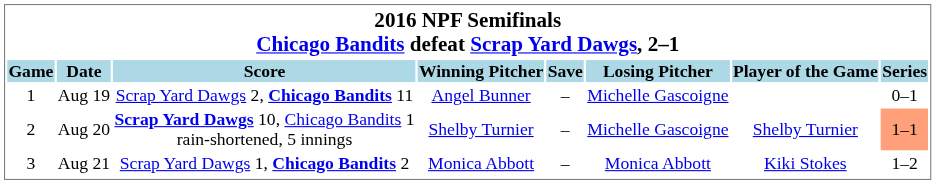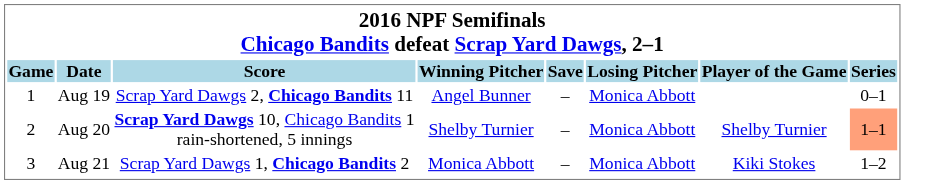(658, 95) Michelle Gascoigne -> (642, 95) Monica Abbott
(658, 129) Michelle Gascoigne -> (642, 129) Monica Abbott
